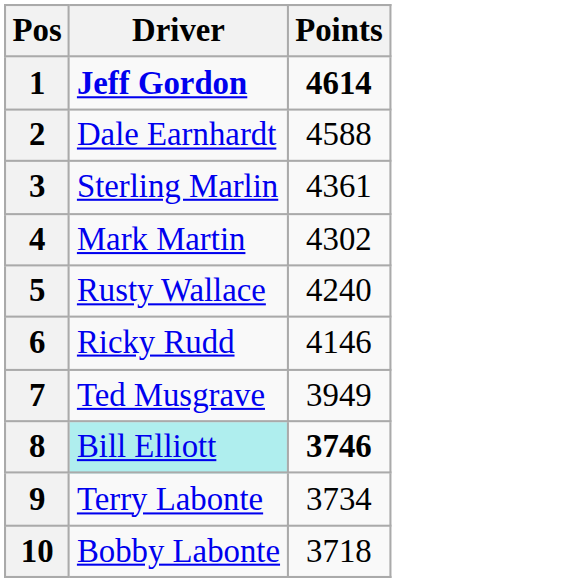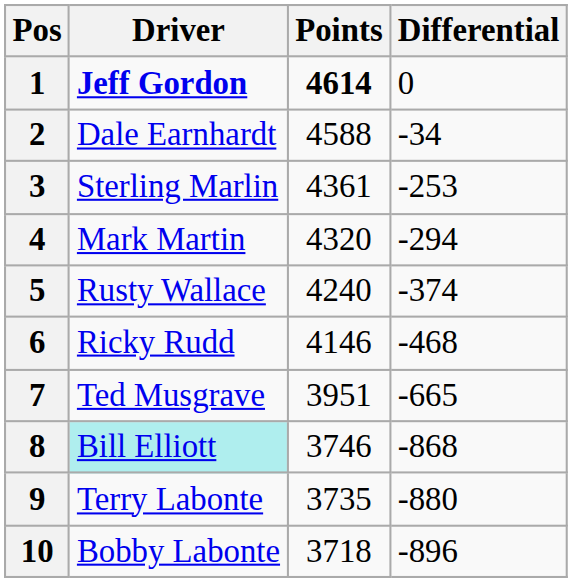+ column: (479, 30)
(339, 238) 4302 -> (339, 238) 4320
(339, 394) 3949 -> (339, 394) 3951
(339, 446) bold -> (339, 446) normal
(339, 498) 3734 -> (339, 498) 3735
